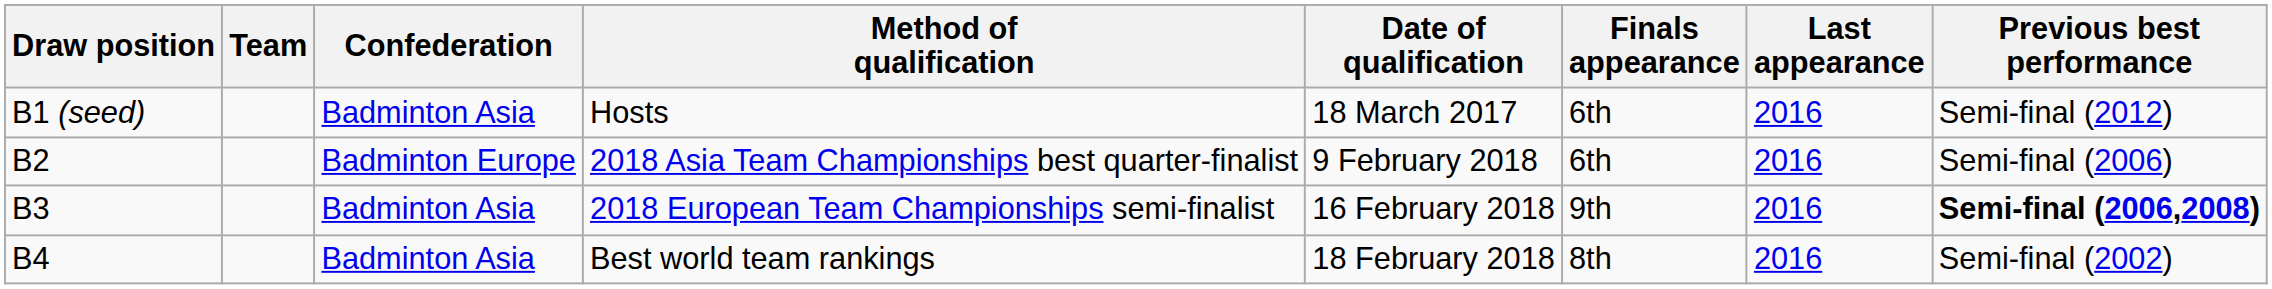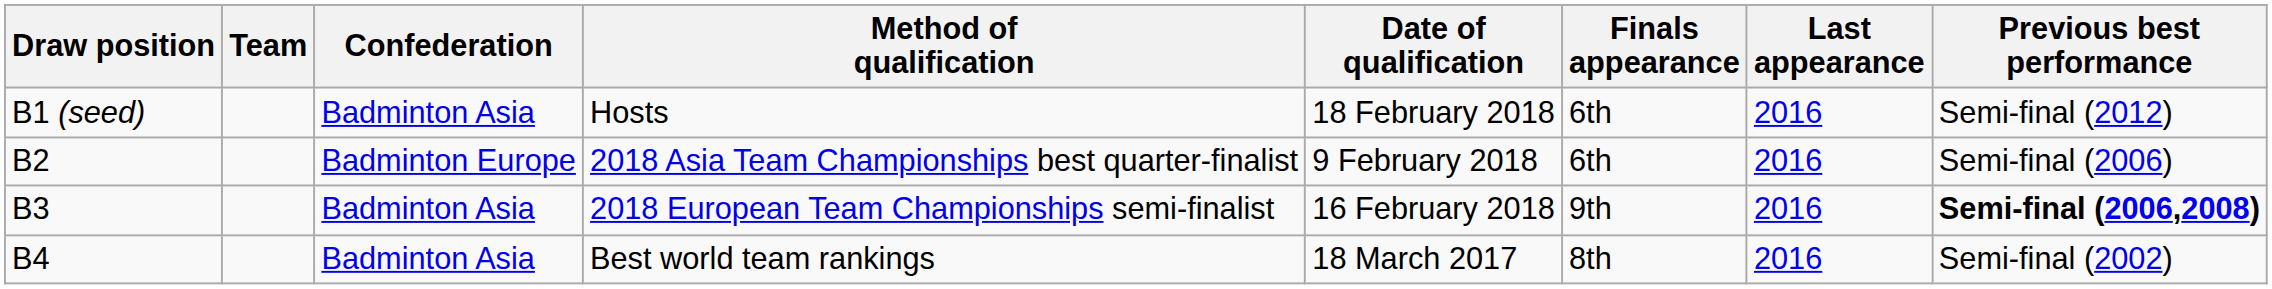(1415, 112) 18 March 2017 -> (1434, 112) 18 February 2018
(1434, 258) 18 February 2018 -> (1415, 258) 18 March 2017
